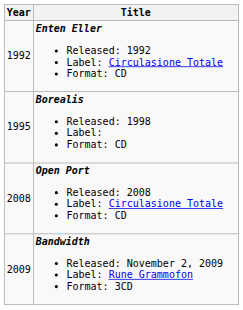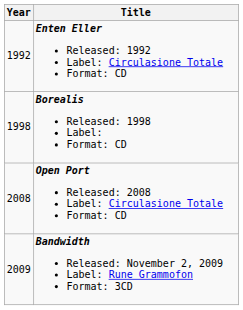(19, 127) 1995 -> (19, 127) 1998
